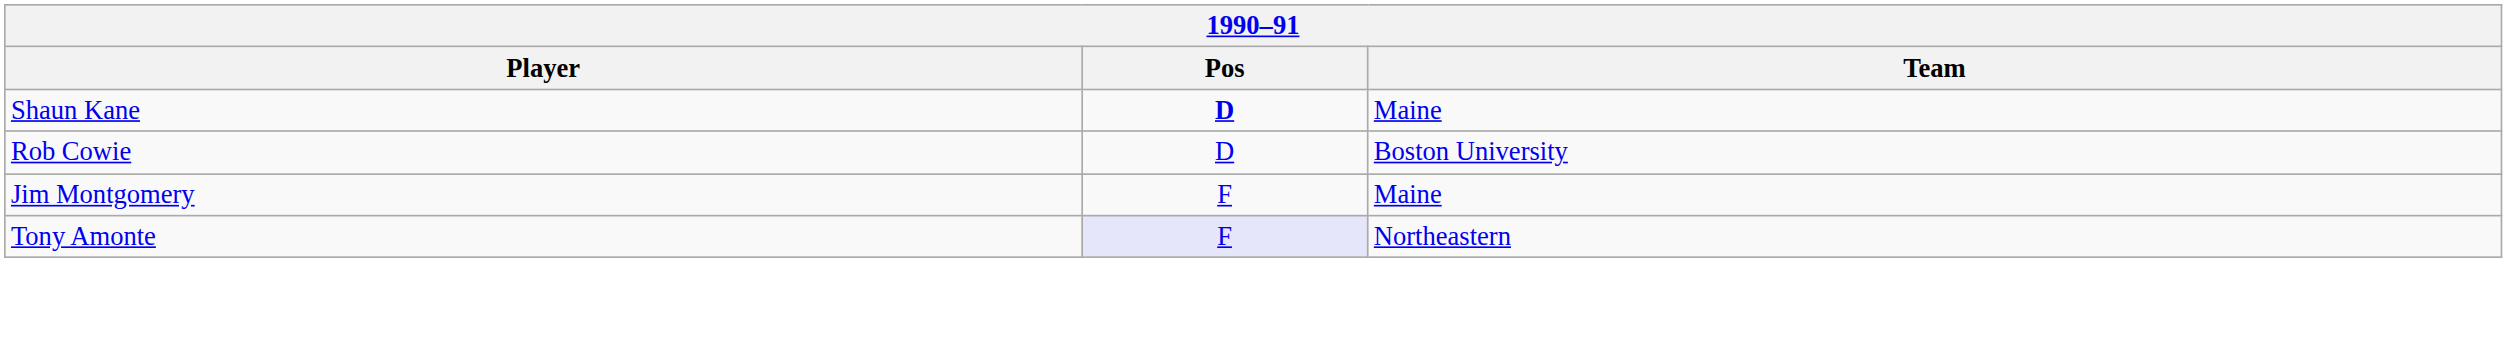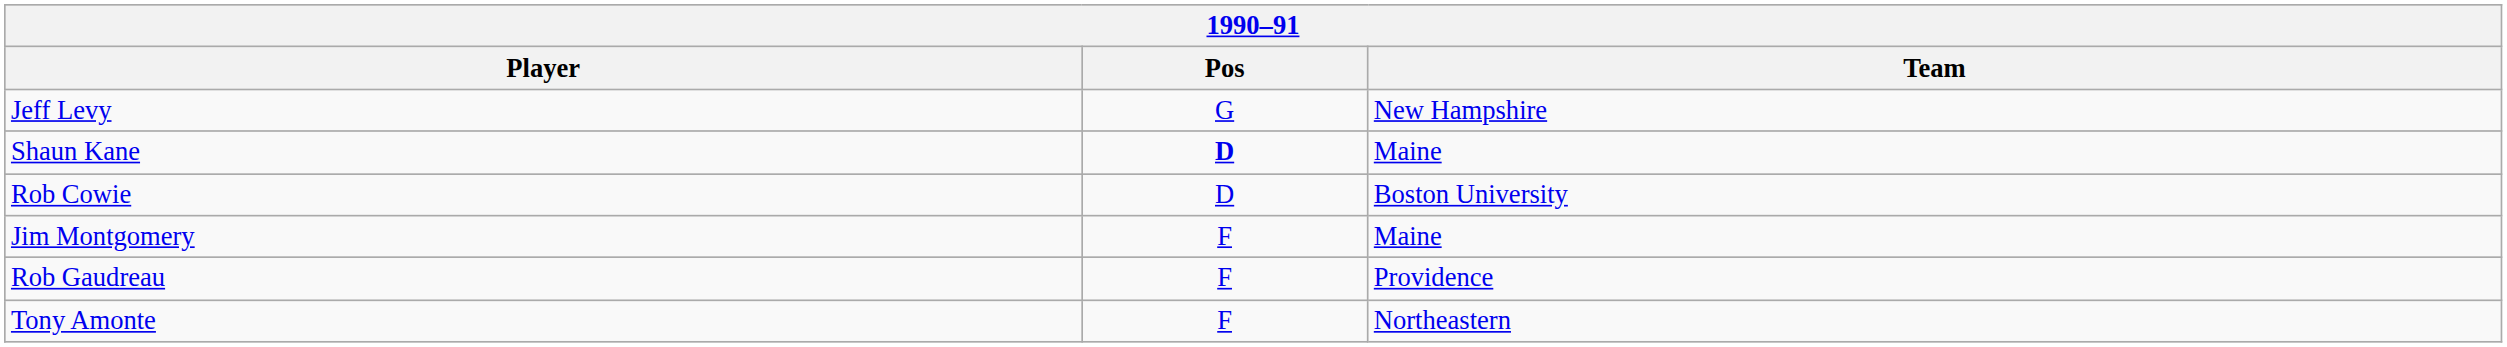+ row: (61, 109)
+ row: (88, 278)
(1225, 236) lavender background -> (1225, 320) no background
